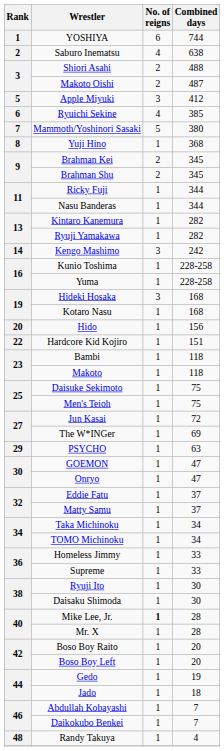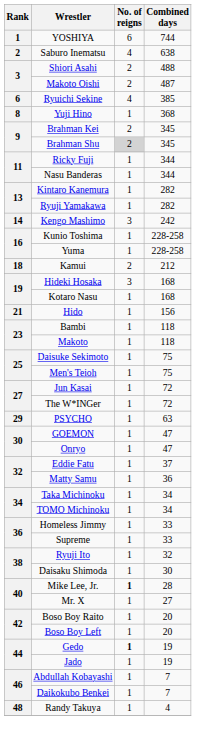- row: (87, 99)
- row: (87, 129)
(158, 175) no background -> (129, 144) lightgrey background
+ row: (73, 266)
(18, 327) 20 -> (18, 312) 21
- row: (87, 342)
(196, 433) 69 -> (168, 403) 72
(196, 510) 37 -> (168, 479) 36
(196, 586) 30 -> (168, 555) 32
(196, 631) 28 -> (168, 601) 27
(158, 677) normal -> (129, 647) bold
(196, 692) 18 -> (168, 662) 19
